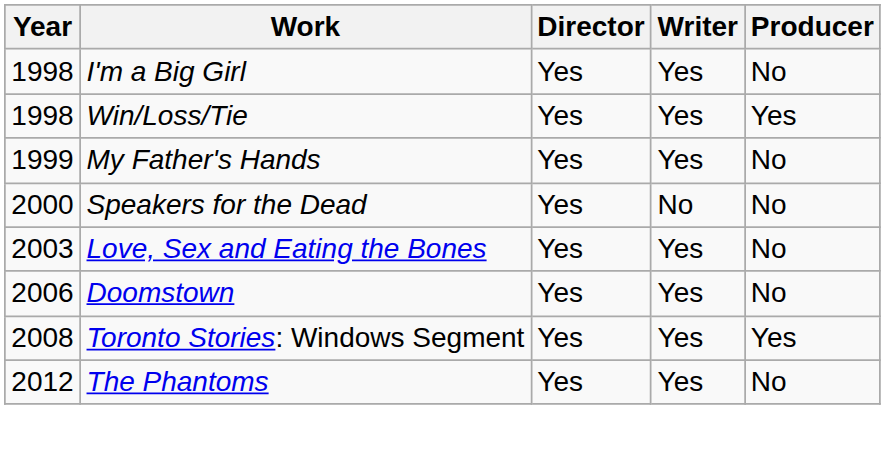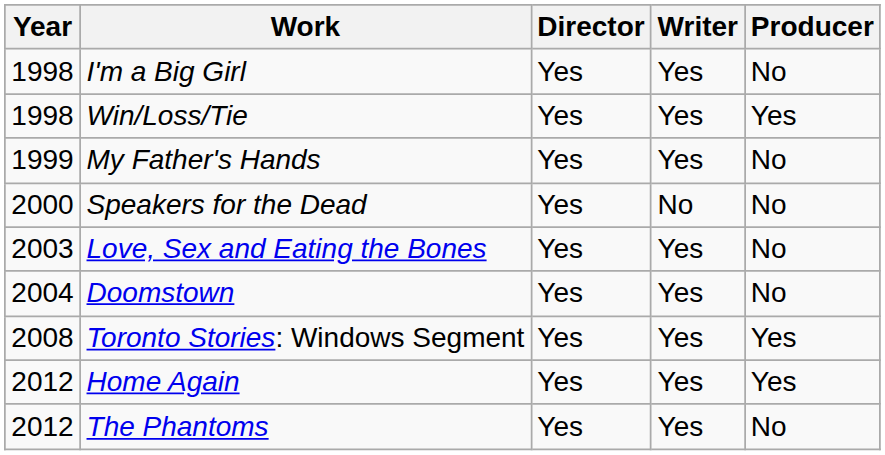(42, 293) 2006 -> (42, 293) 2004
+ row: (163, 381)
